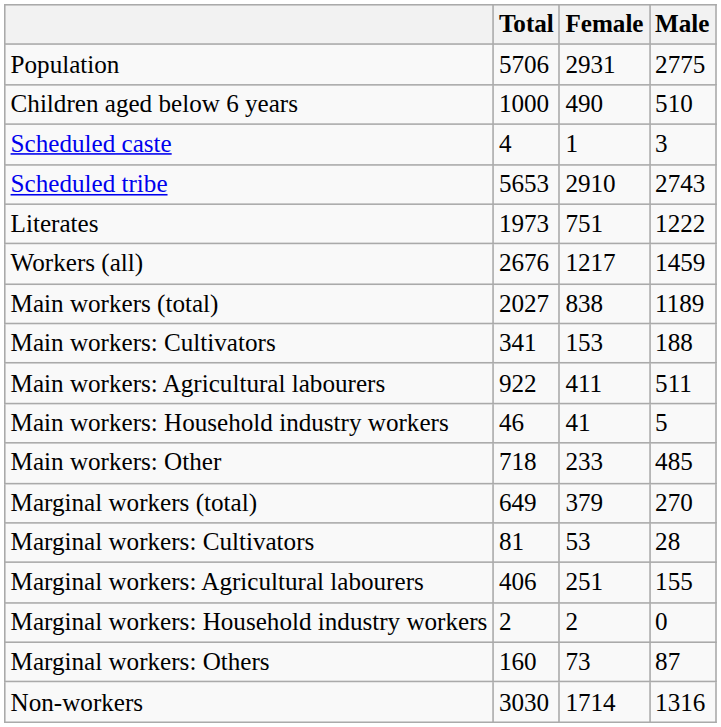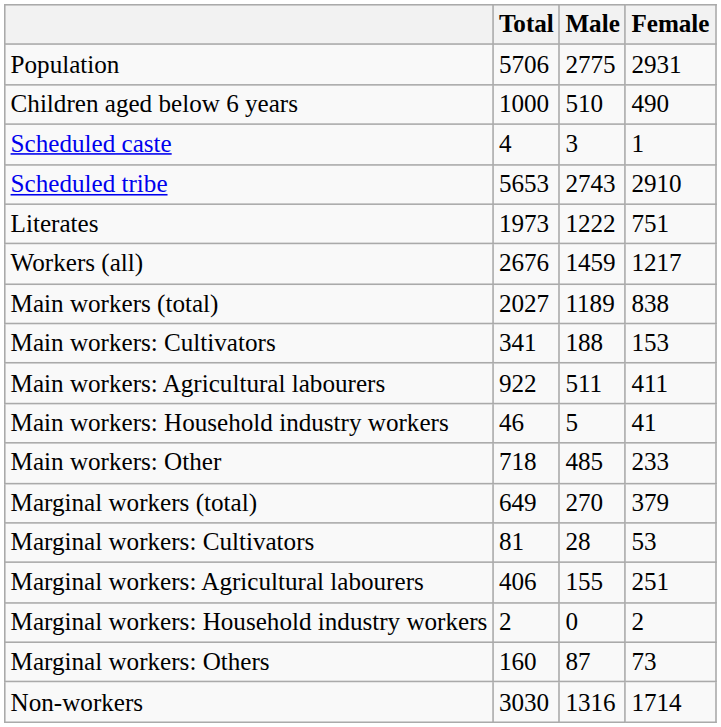columns swapped: (682, 24) <-> (604, 24)
